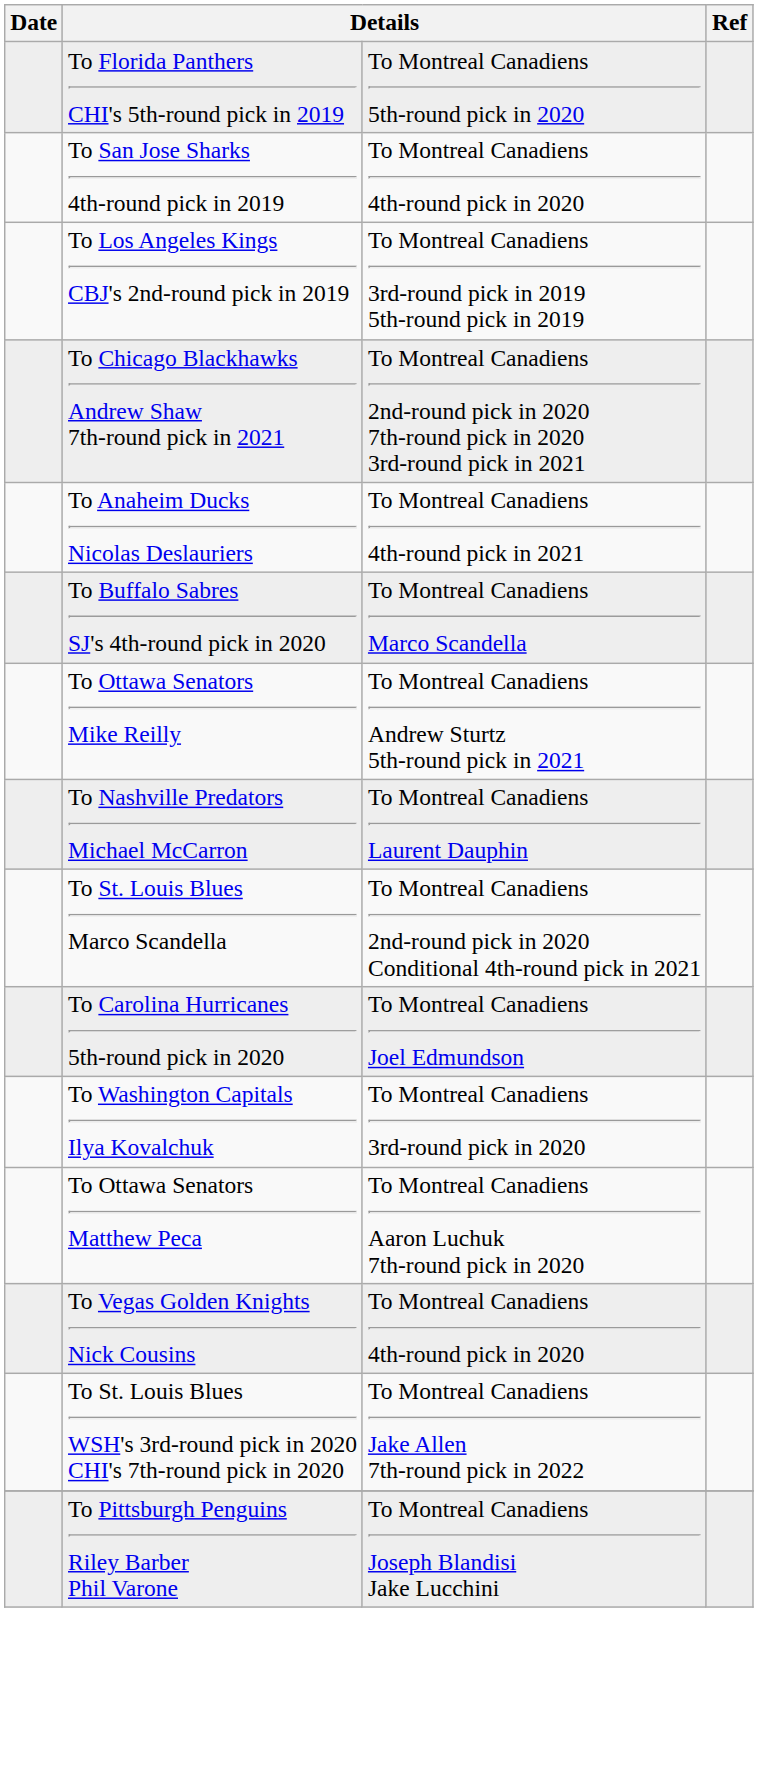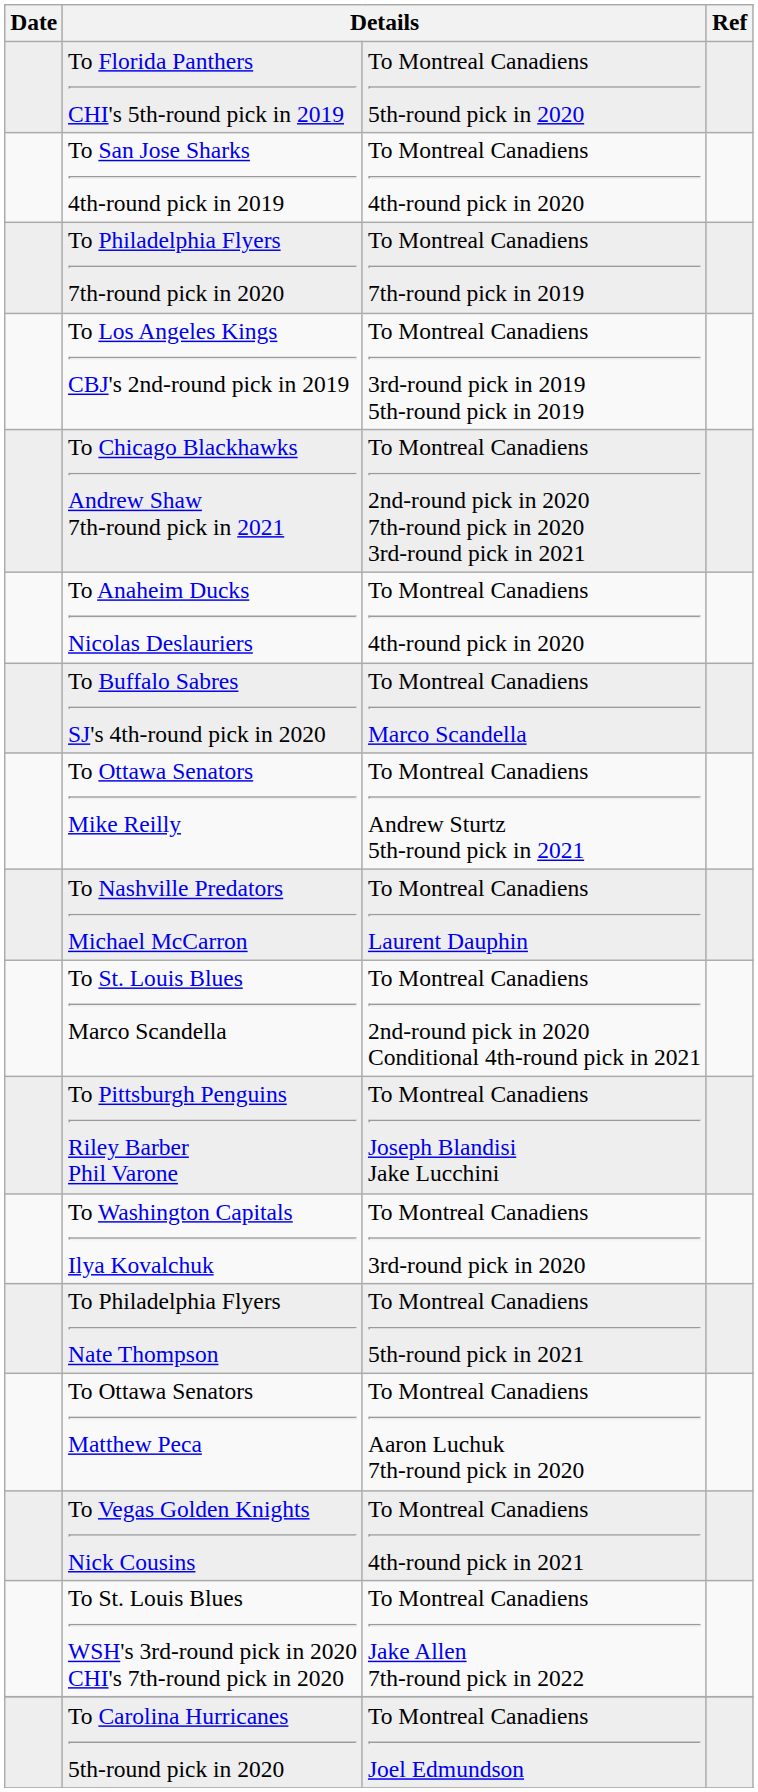+ row: (213, 267)
(535, 527) To Montreal Canadiens 4th-round pick in 2021 -> (535, 617) To Montreal Canadiens 4th-round pick in 2020
rows swapped: (213, 1548) <-> (213, 1031)
+ row: (213, 1328)
(535, 1328) To Montreal Canadiens 4th-round pick in 2020 -> (535, 1535) To Montreal Canadiens 4th-round pick in 2021
